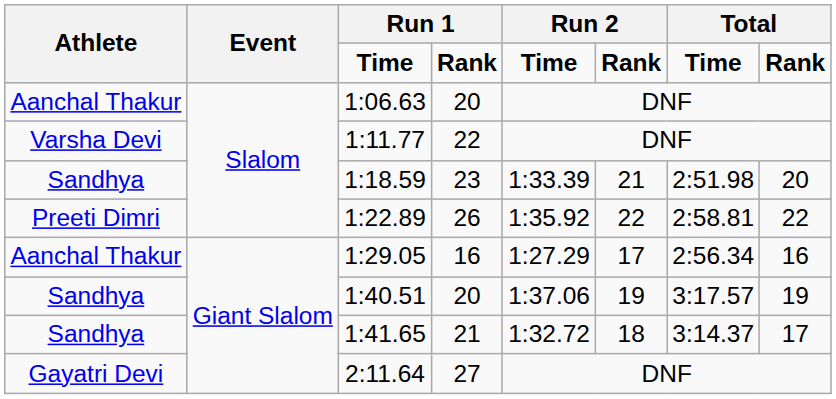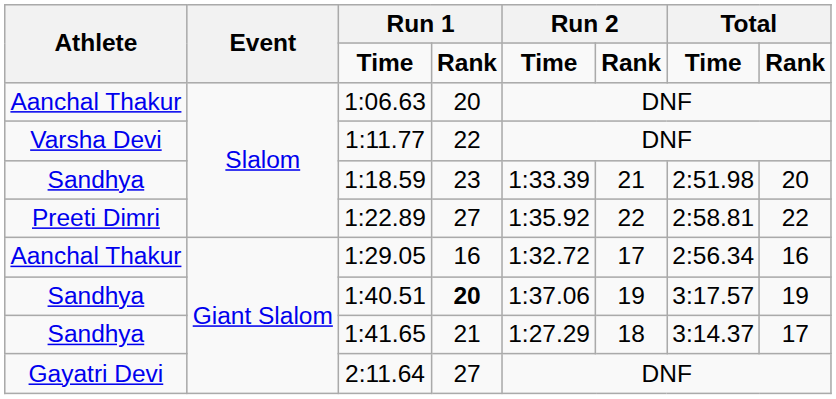(467, 218) 26 -> (467, 218) 27
(549, 256) 1:27.29 -> (549, 256) 1:32.72
(467, 295) normal -> (467, 295) bold
(549, 334) 1:32.72 -> (549, 334) 1:27.29
